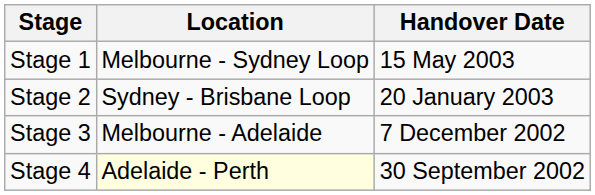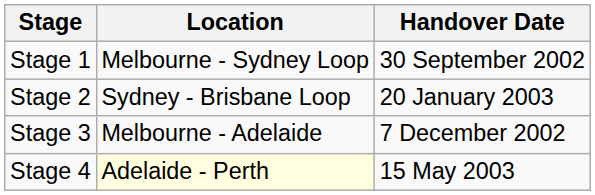(447, 60) 15 May 2003 -> (482, 60) 30 September 2002
(482, 171) 30 September 2002 -> (447, 171) 15 May 2003
